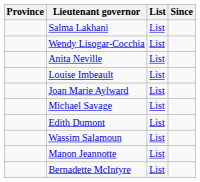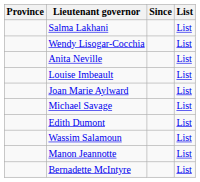columns swapped: (182, 12) <-> (158, 12)
